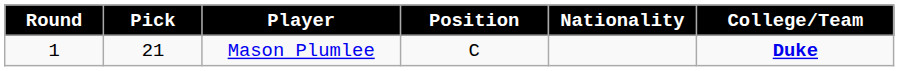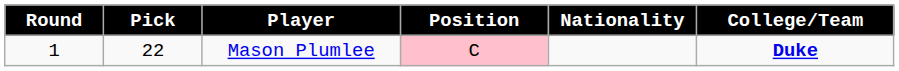(153, 51) 21 -> (153, 51) 22
(474, 51) no background -> (474, 51) pink background
